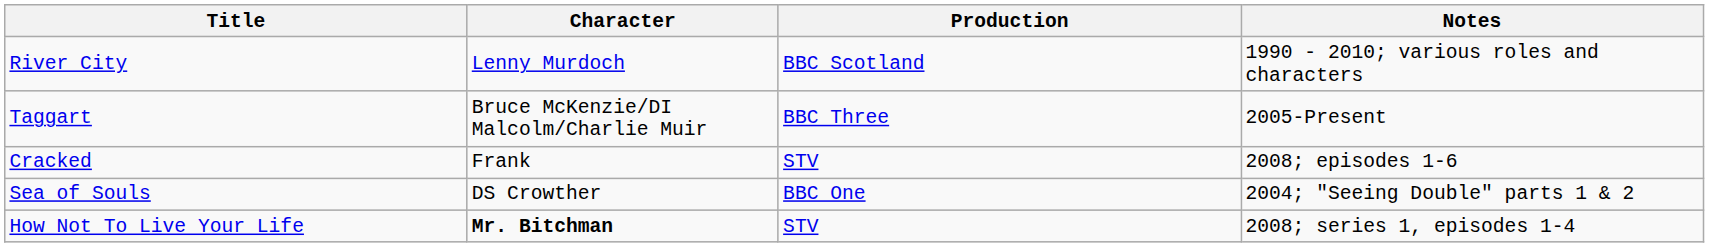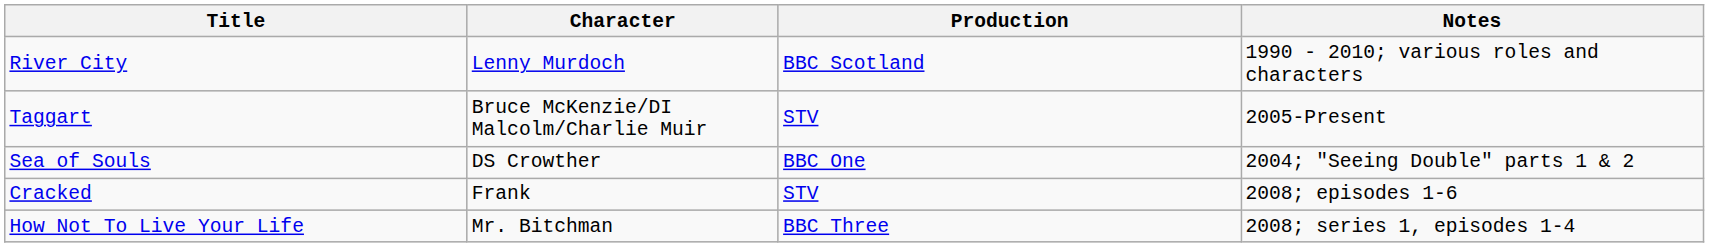(836, 119) BBC Three -> (801, 119) STV
rows swapped: (80, 194) <-> (51, 162)
(542, 226) bold -> (542, 226) normal
(801, 226) STV -> (836, 226) BBC Three
